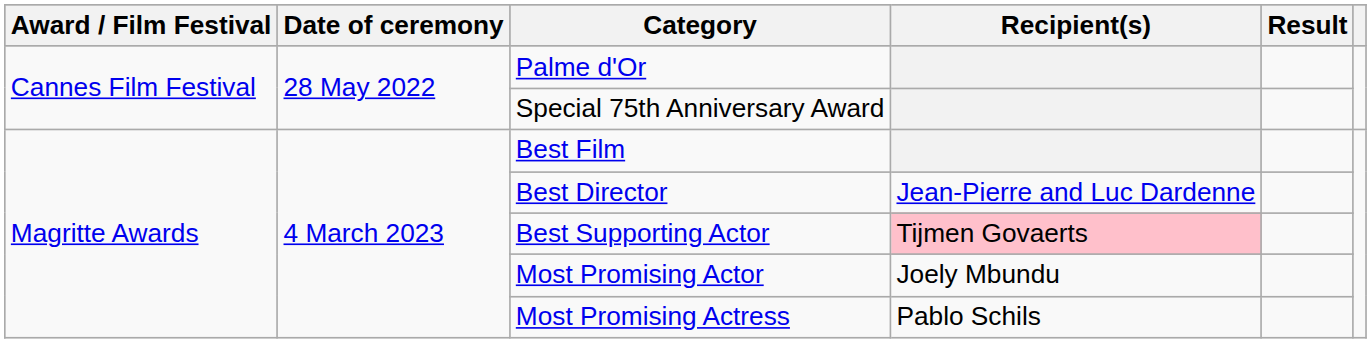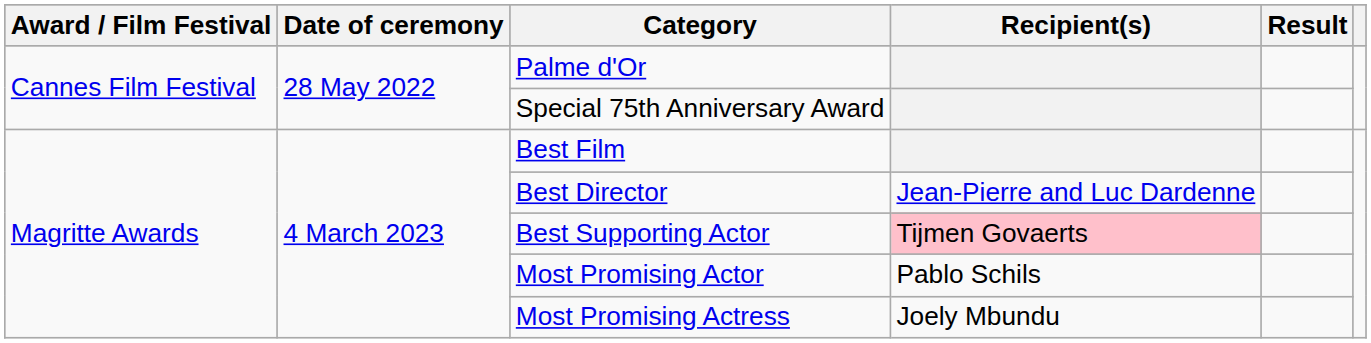(978, 274) Joely Mbundu -> (969, 274) Pablo Schils
(969, 316) Pablo Schils -> (978, 316) Joely Mbundu
